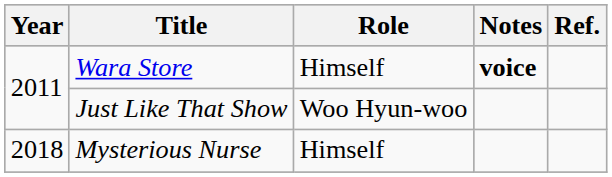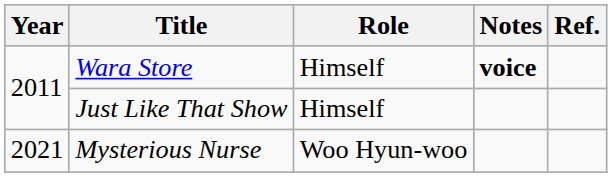(384, 108) Woo Hyun-woo -> (342, 108) Himself
(37, 150) 2018 -> (37, 150) 2021
(342, 150) Himself -> (384, 150) Woo Hyun-woo
